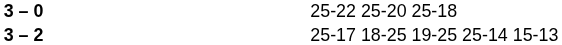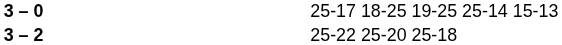(384, 11) 25-22 25-20 25-18 -> (434, 11) 25-17 18-25 19-25 25-14 15-13
(434, 35) 25-17 18-25 19-25 25-14 15-13 -> (384, 35) 25-22 25-20 25-18
